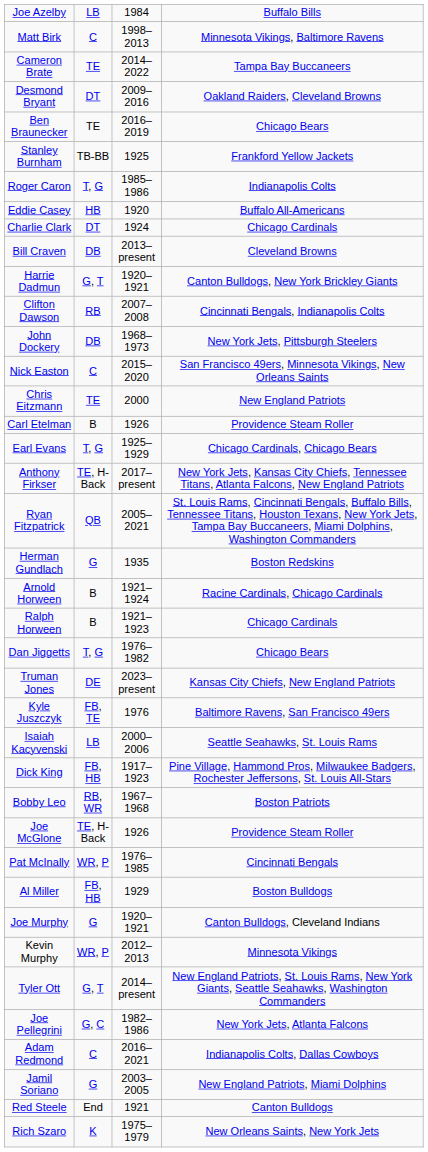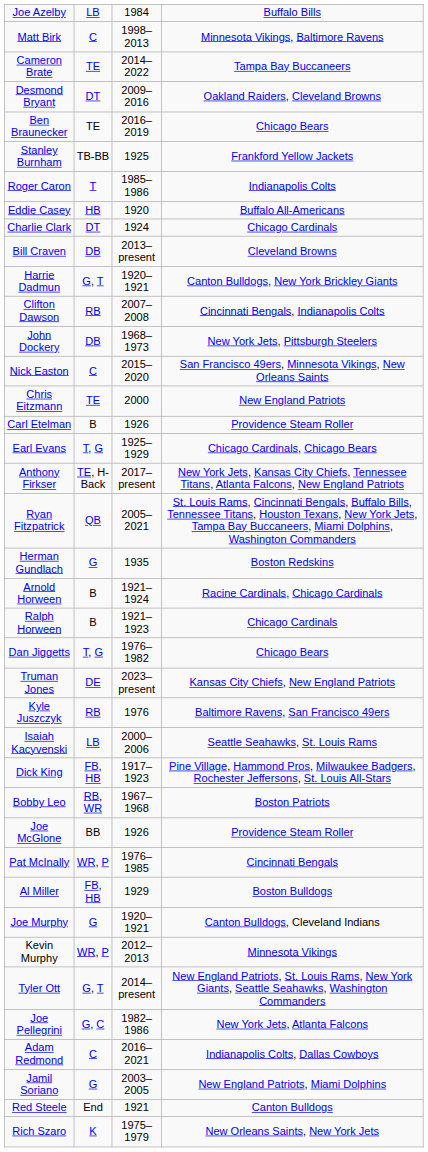(93, 186) T, G -> (93, 186) T
(93, 712) FB, TE -> (93, 712) RB
(93, 832) TE, H-Back -> (93, 832) BB
